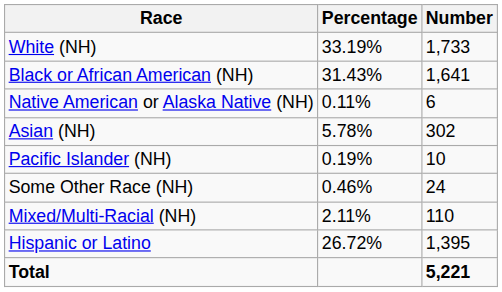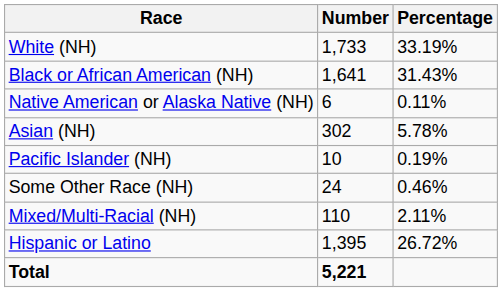columns swapped: (459, 18) <-> (370, 18)
